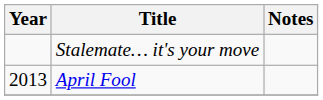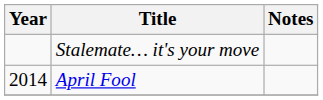(28, 79) 2013 -> (28, 79) 2014
